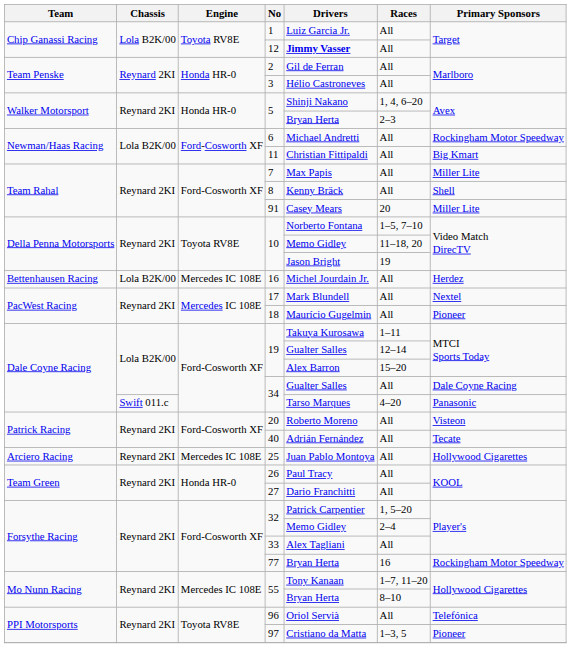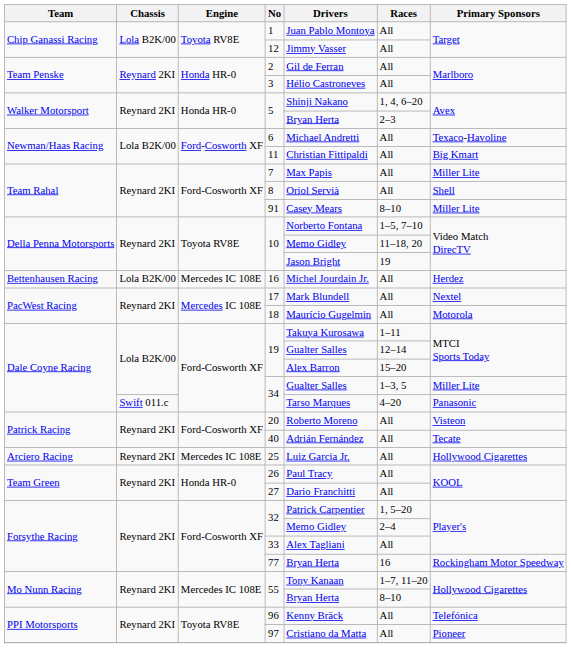(318, 30) Luiz Garcia Jr. -> (330, 30) Juan Pablo Montoya
(318, 48) bold -> (316, 48) normal
(498, 137) Rockingham Motor Speedway -> (470, 137) Texaco-Havoline
(315, 190) Kenny Bräck -> (313, 190) Oriol Servià
(385, 207) 20 -> (390, 207) 8–10
(449, 314) Pioneer -> (453, 314) Motorola
(386, 385) All -> (393, 385) 1–3, 5
(475, 385) Dale Coyne Racing -> (456, 385) Miller Lite
(330, 456) Juan Pablo Montoya -> (318, 456) Luiz Garcia Jr.
(313, 615) Oriol Servià -> (315, 615) Kenny Bräck
(393, 633) 1–3, 5 -> (386, 633) All
